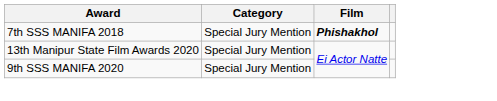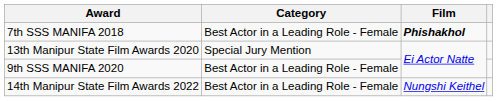(258, 31) Special Jury Mention -> (301, 31) Best Actor in a Leading Role - Female
(258, 68) Special Jury Mention -> (301, 68) Best Actor in a Leading Role - Female
+ row: (103, 86)
